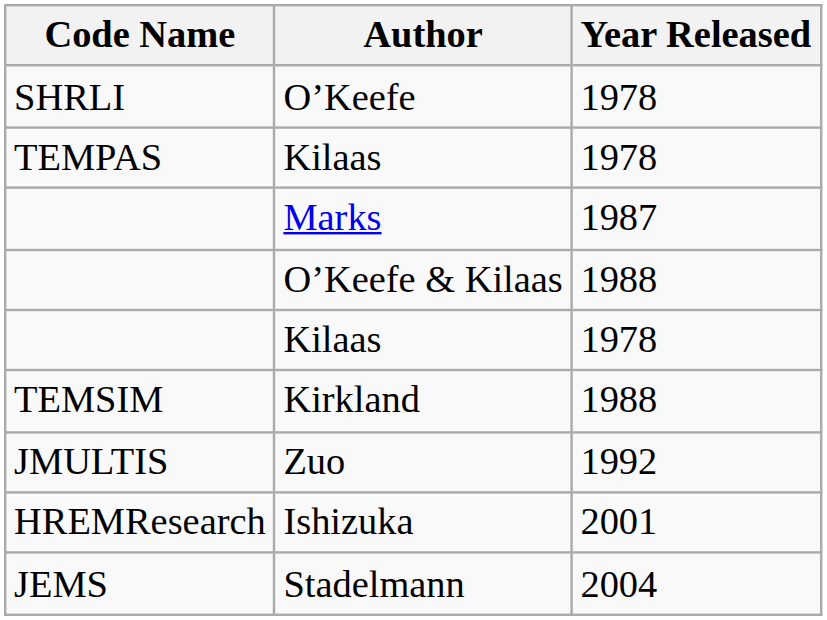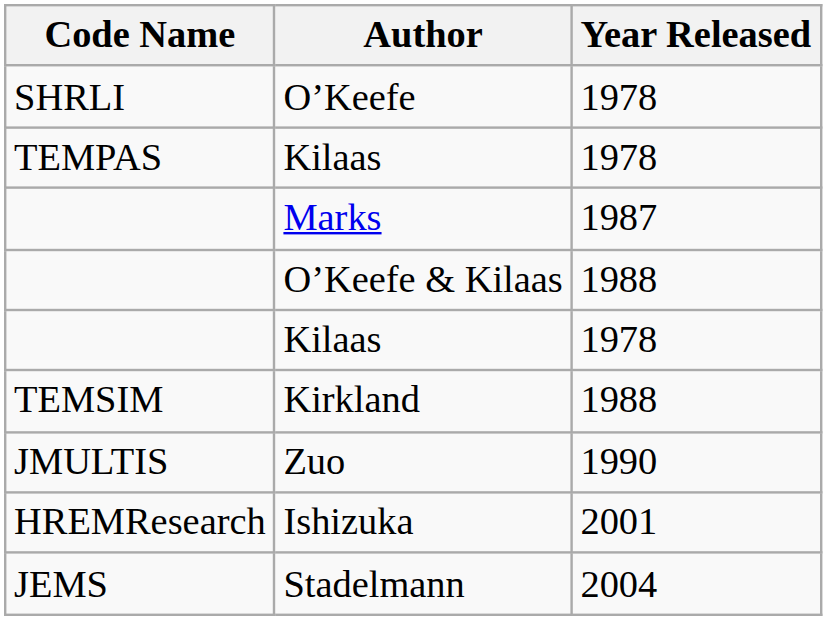(619, 461) 1992 -> (619, 461) 1990
